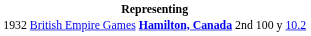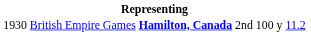(15, 25) 1932 -> (15, 25) 1930
(296, 25) 10.2 -> (296, 25) 11.2
